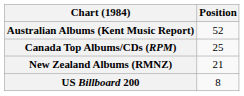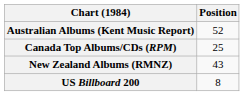(218, 64) 21 -> (218, 64) 43
